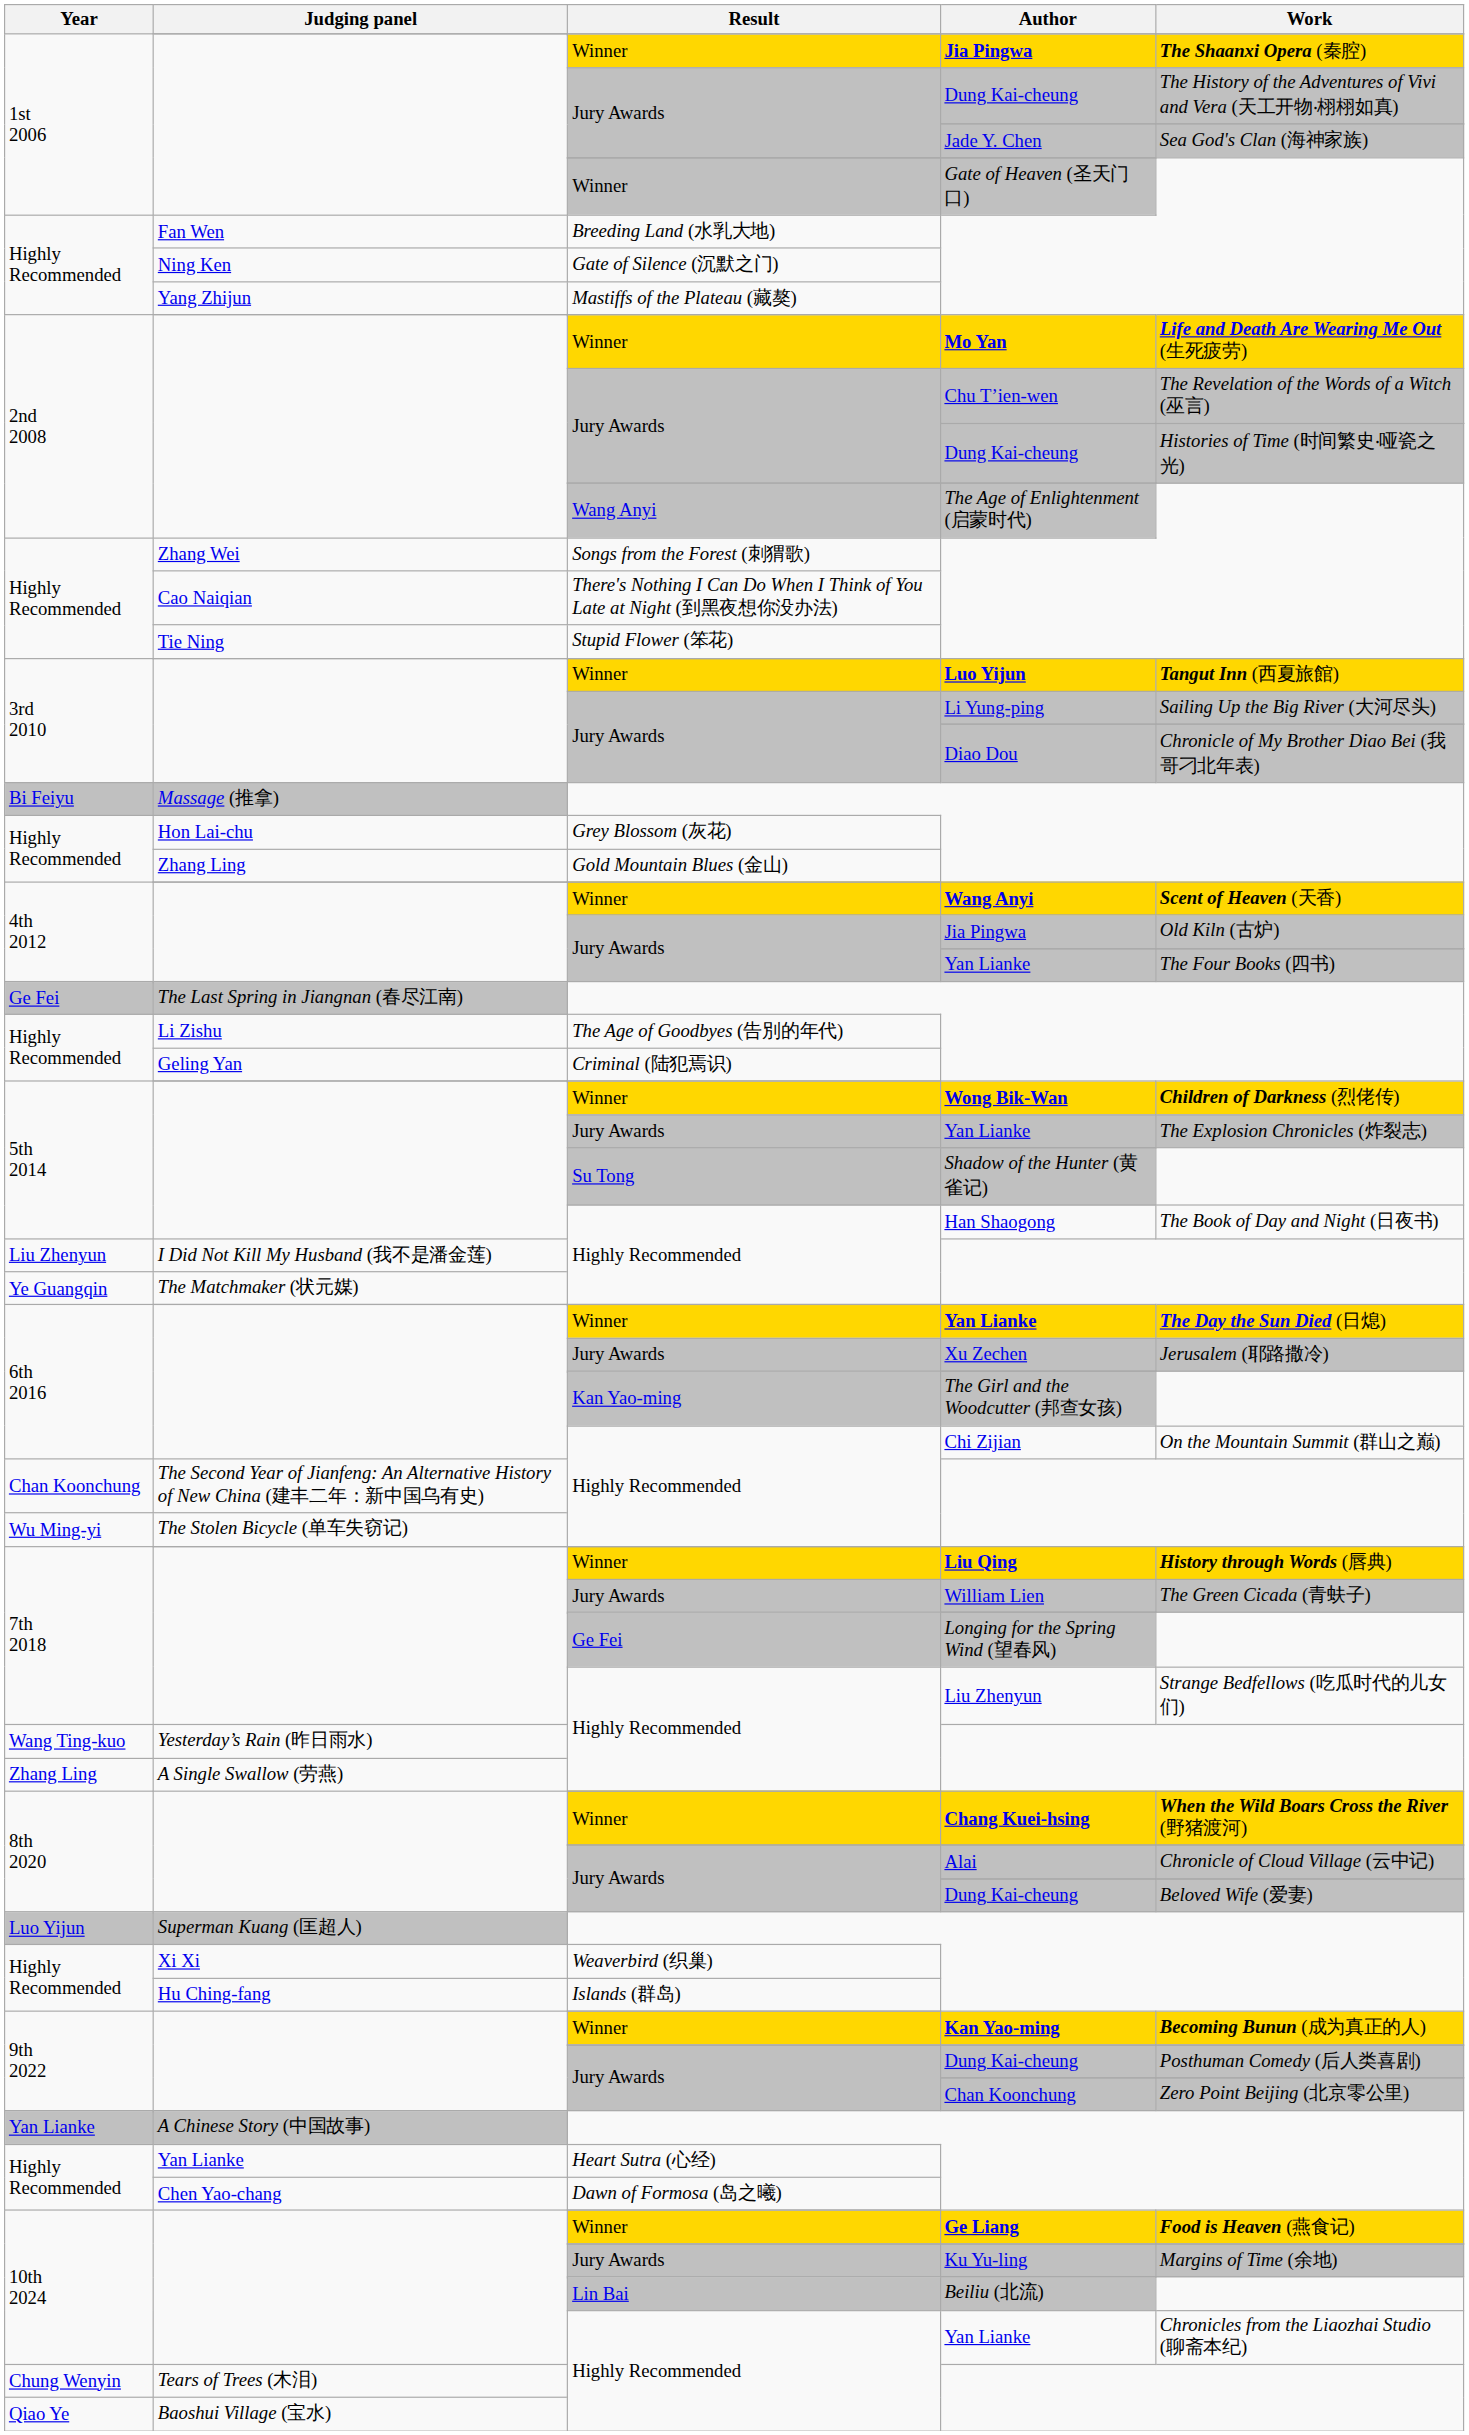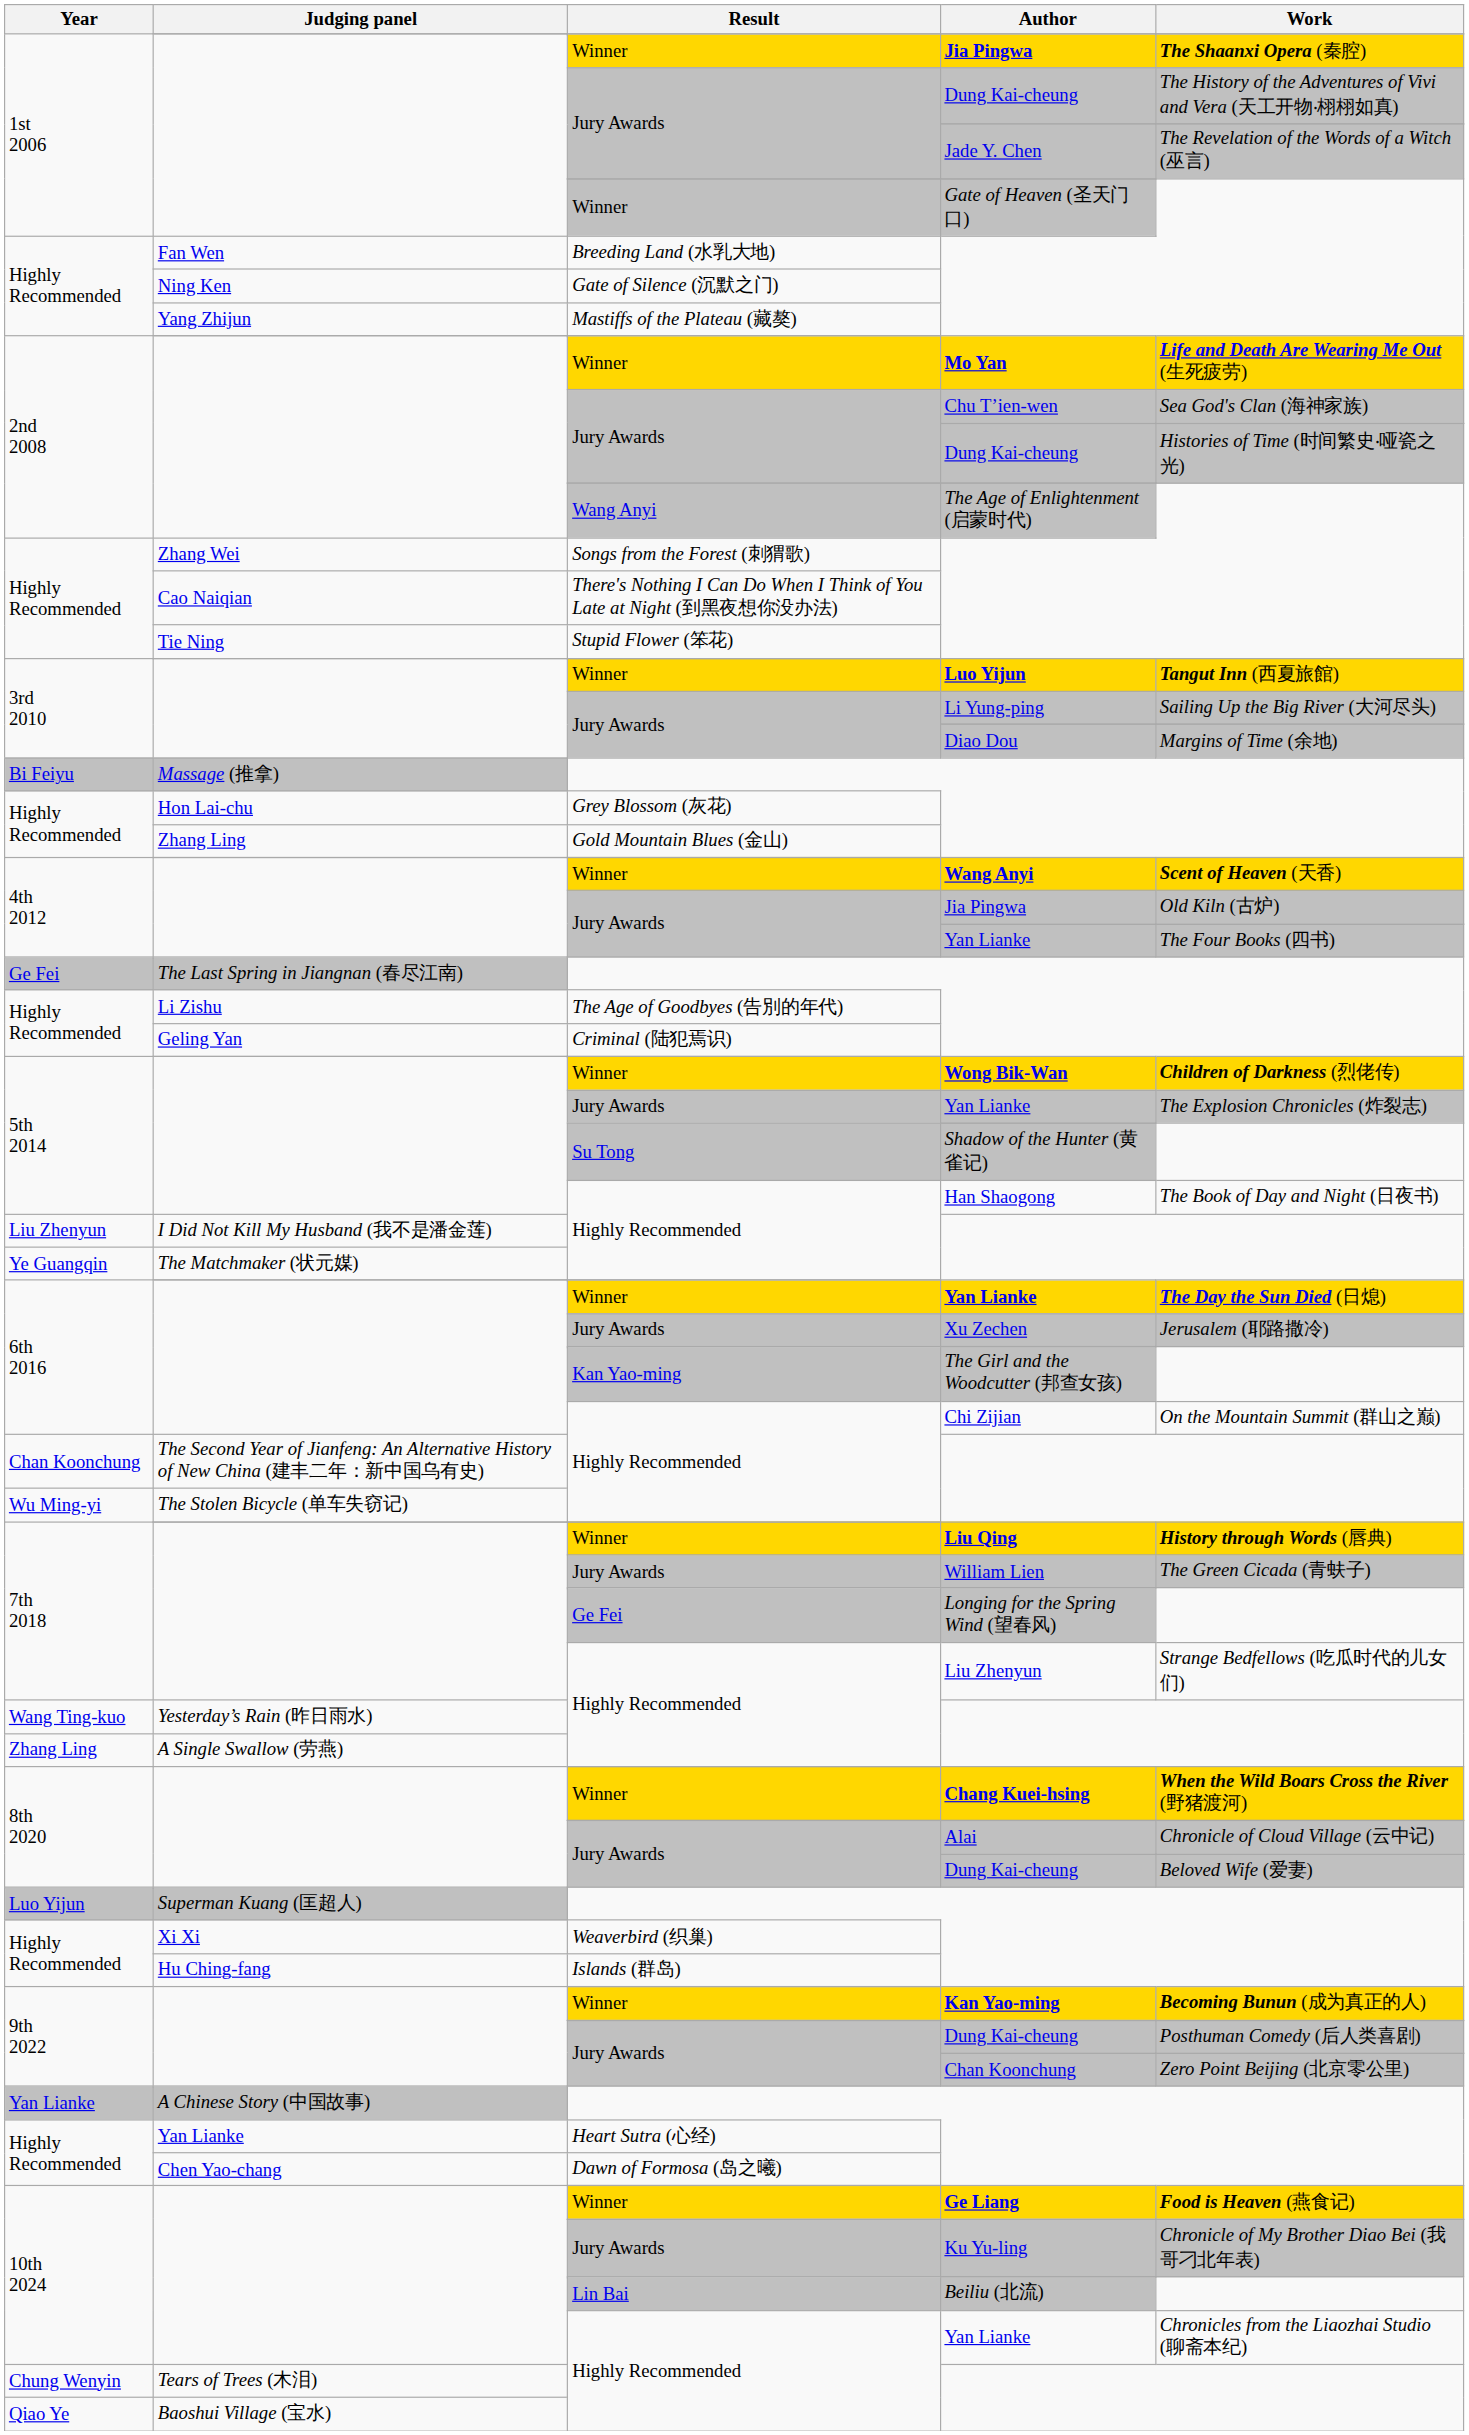(1264, 140) Sea God's Clan (海神家族) -> (1305, 149) The Revelation of the Words of a Witch (巫言)
(1305, 394) The Revelation of the Words of a Witch (巫言) -> (1264, 405) Sea God's Clan (海神家族)
(1303, 752) Chronicle of My Brother Diao Bei (我哥刁北年表) -> (1249, 740) Margins of Time (余地)
(1249, 2259) Margins of Time (余地) -> (1303, 2247) Chronicle of My Brother Diao Bei (我哥刁北年表)
